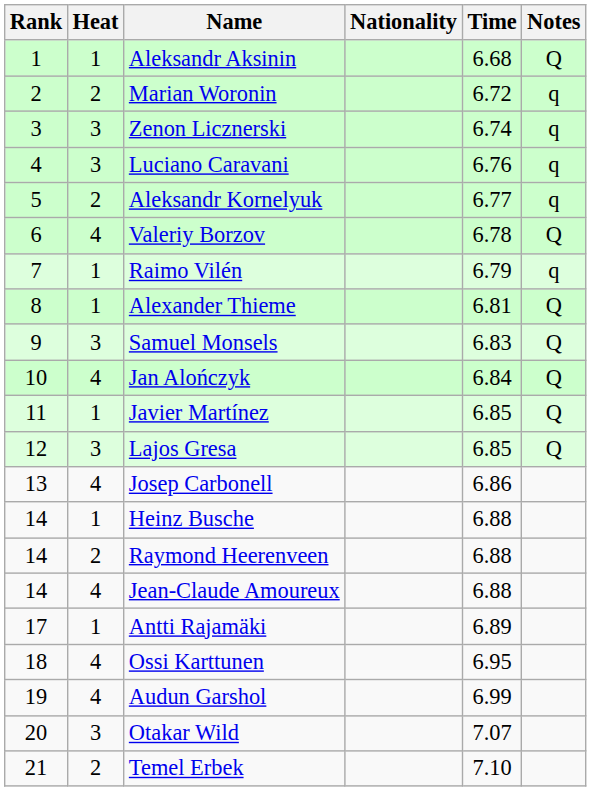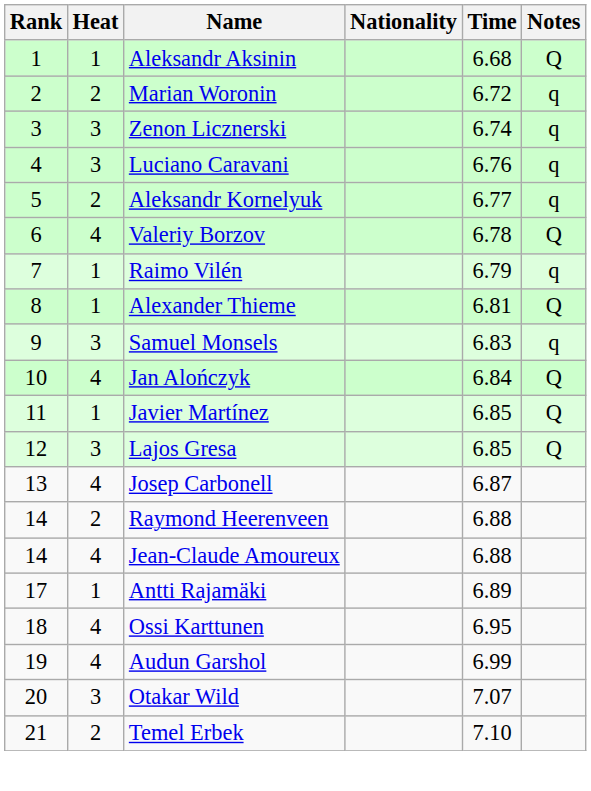(554, 341) Q -> (554, 341) q
(492, 484) 6.86 -> (492, 484) 6.87
- row: (191, 519)
